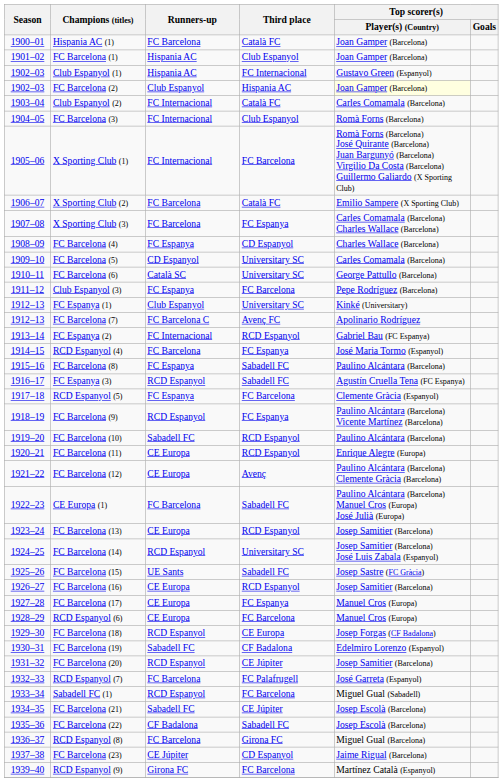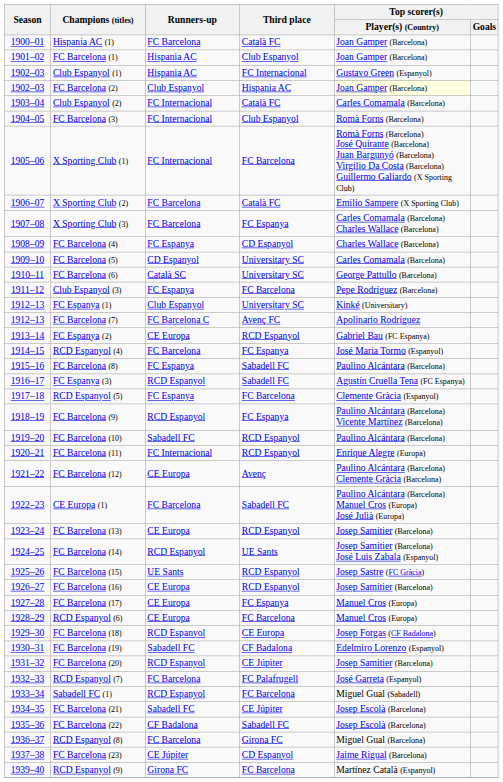(180, 335) FC Internacional -> (169, 335) CE Europa
(169, 453) CE Europa -> (180, 453) FC Internacional
(273, 551) Universitary SC -> (260, 551) UE Sants
(265, 572) Sabadell FC -> (271, 572) RCD Espanyol
